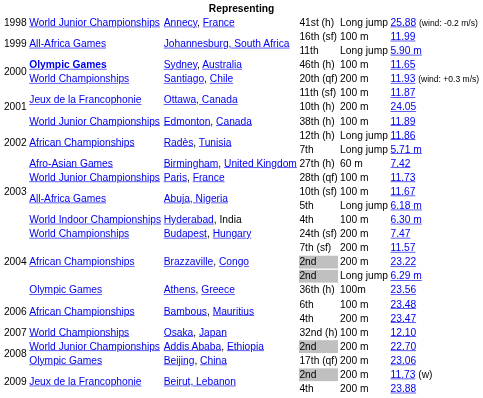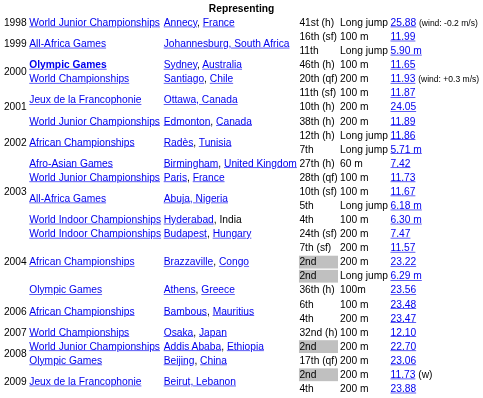(354, 121) 100 m -> (354, 121) 200 m
(79, 234) World Championships -> (95, 234) World Indoor Championships
